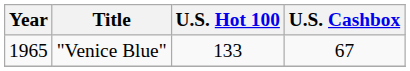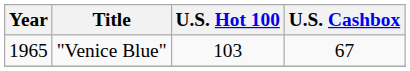(228, 50) 133 -> (228, 50) 103
